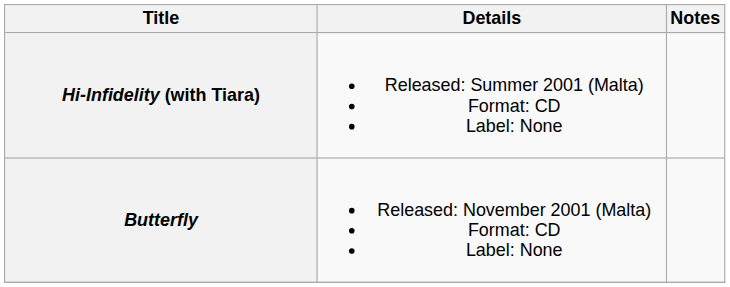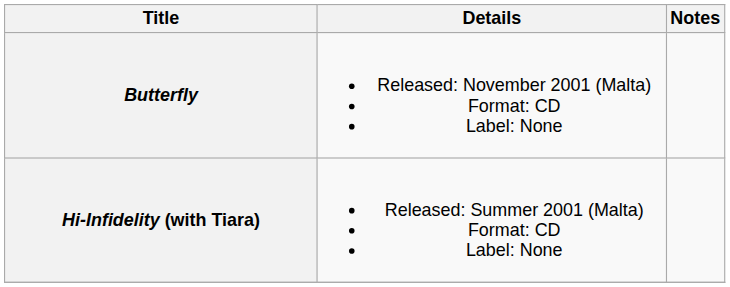rows swapped: (161, 95) <-> (161, 220)
